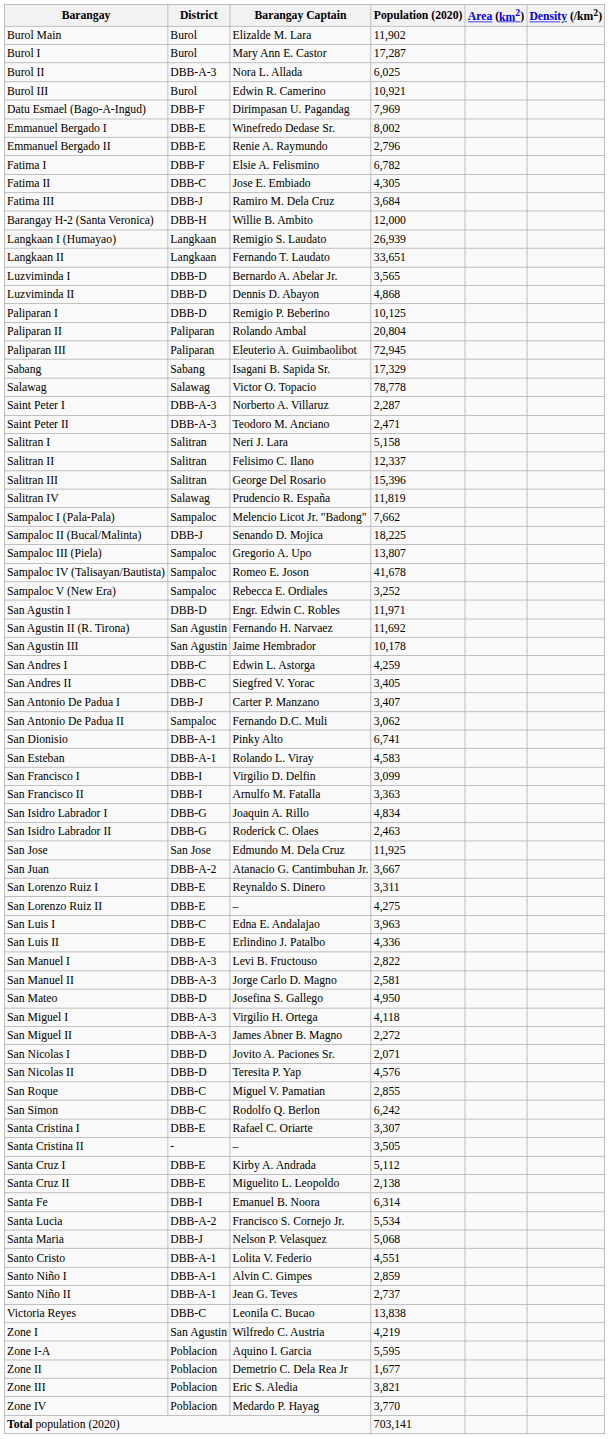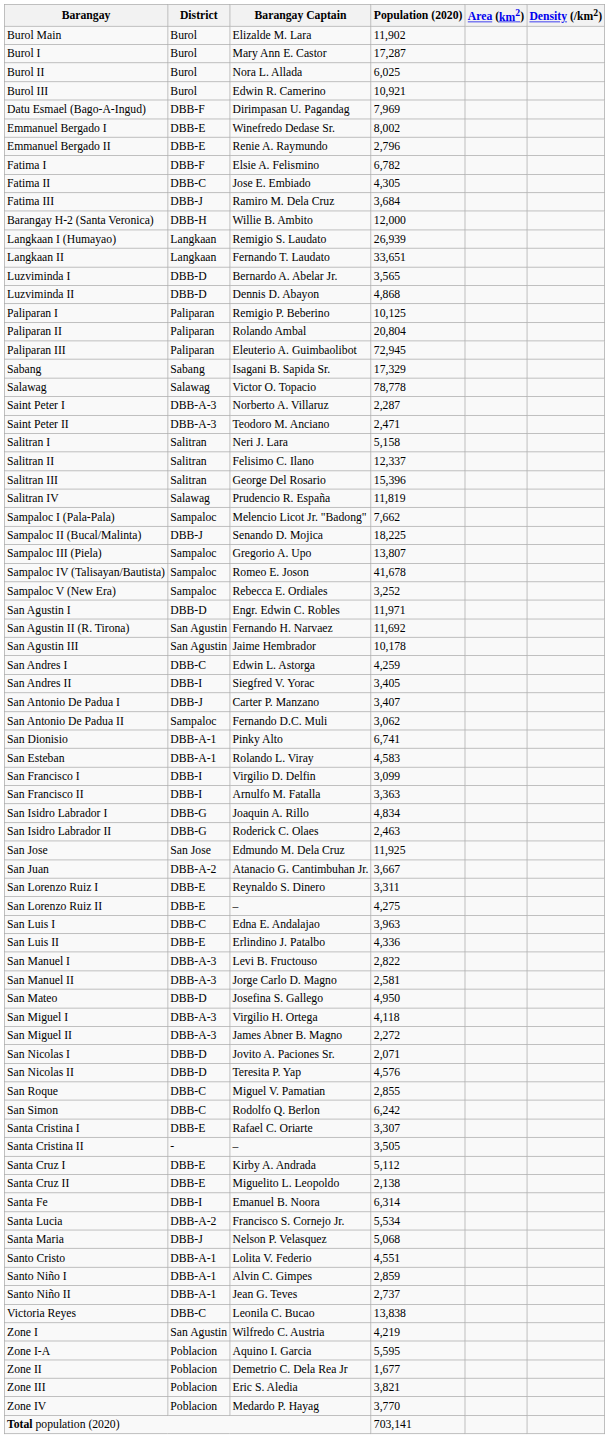(193, 72) DBB-A-3 -> (184, 72) Burol
(189, 313) DBB-D -> (192, 313) Paliparan
(188, 683) DBB-C -> (186, 683) DBB-I
